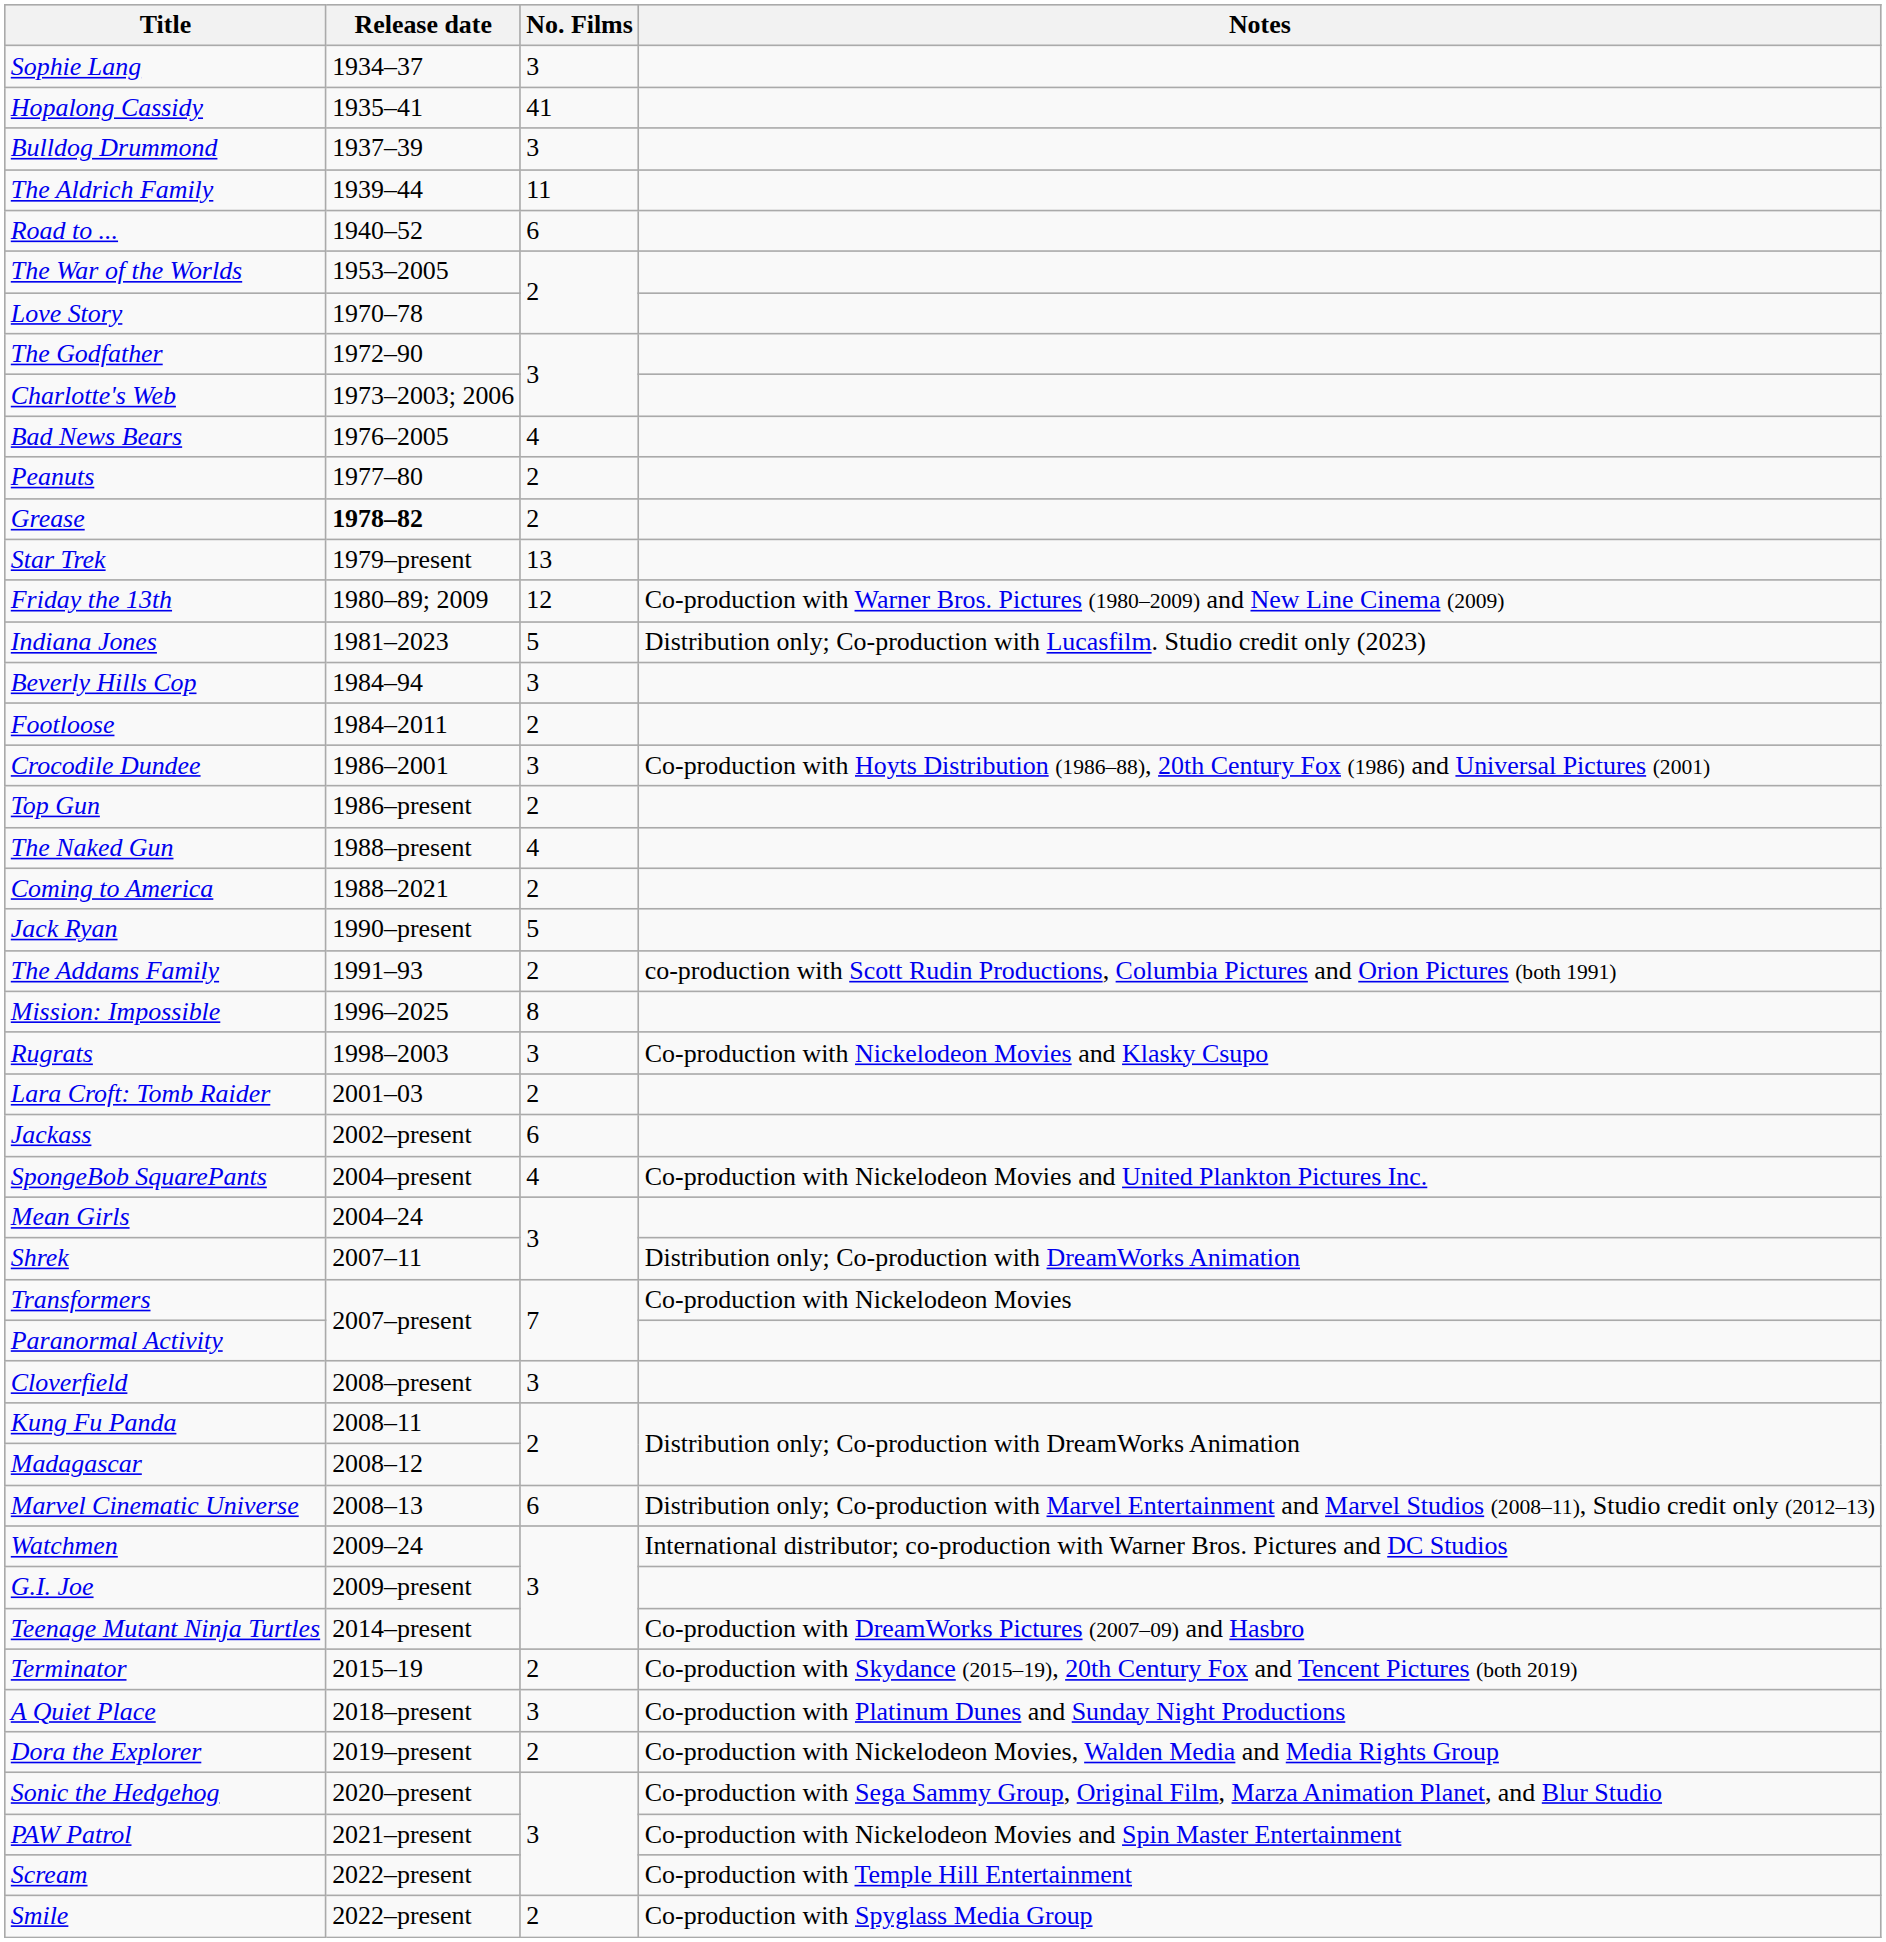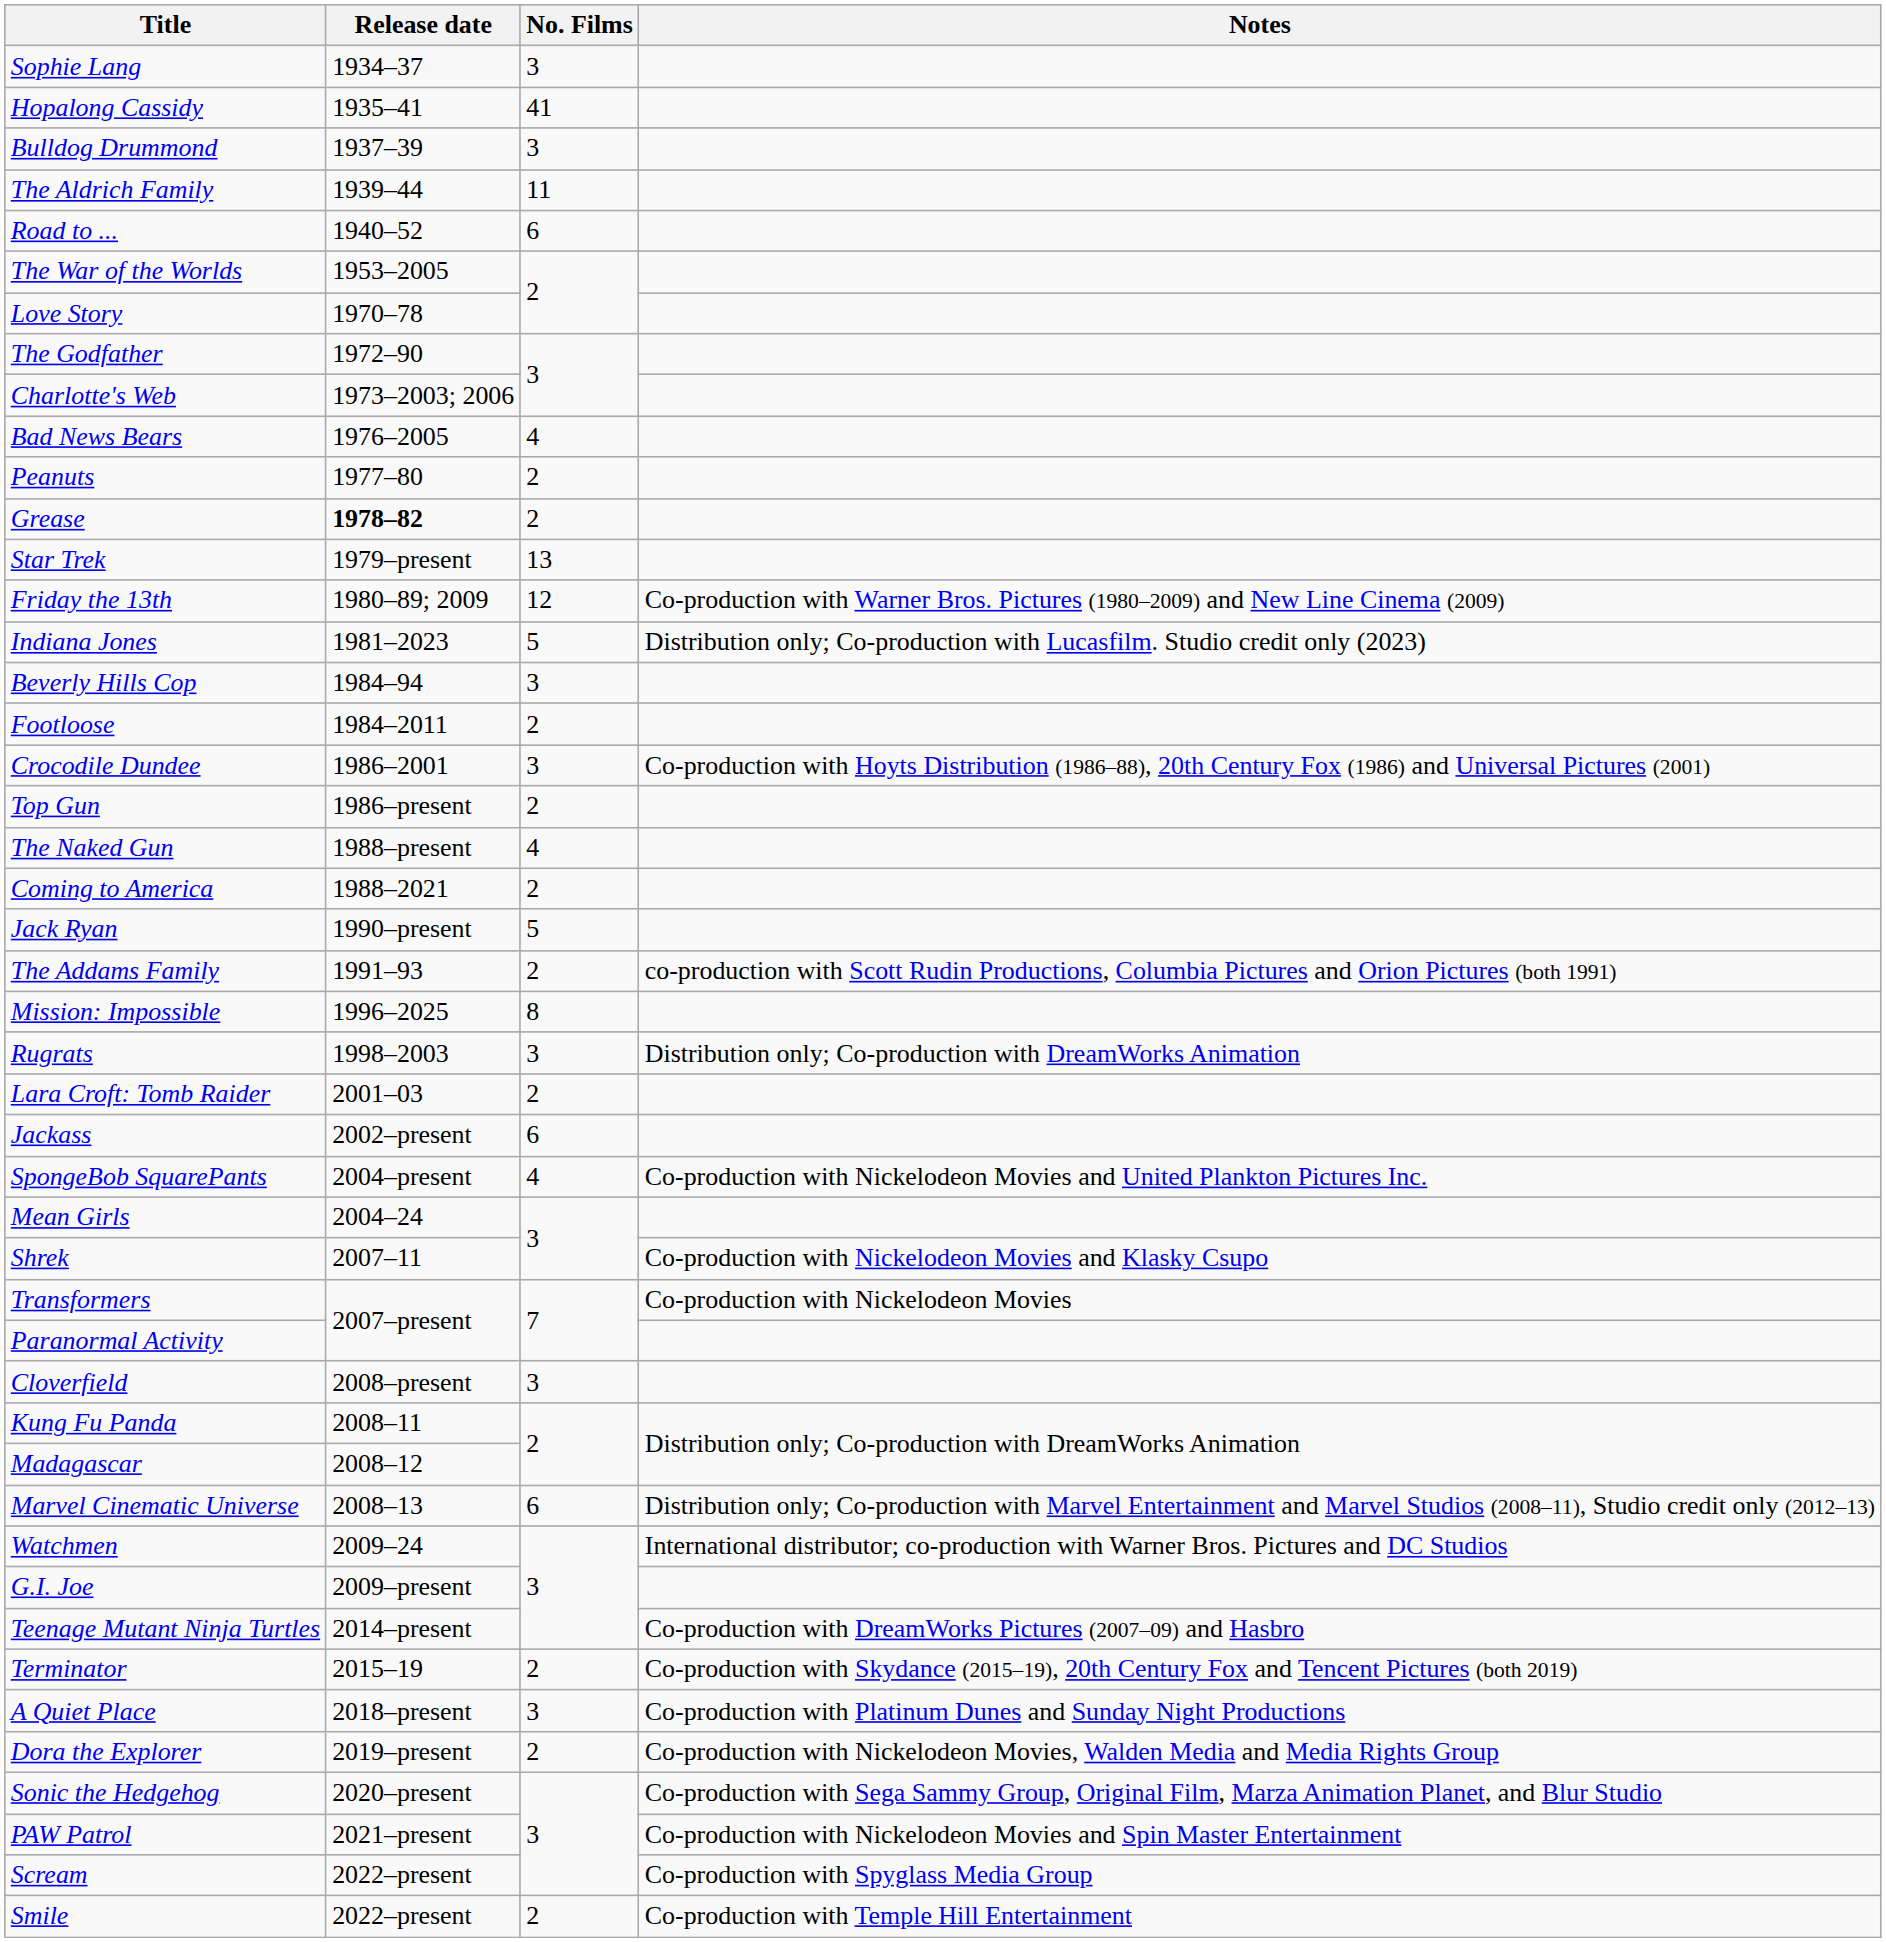(956, 1052) Co-production with Nickelodeon Movies and Klasky Csupo -> (972, 1052) Distribution only; Co-production with DreamWorks Animation
(972, 1258) Distribution only; Co-production with DreamWorks Animation -> (956, 1258) Co-production with Nickelodeon Movies and Klasky Csupo
(888, 1874) Co-production with Temple Hill Entertainment -> (869, 1874) Co-production with Spyglass Media Group
(869, 1915) Co-production with Spyglass Media Group -> (888, 1915) Co-production with Temple Hill Entertainment
